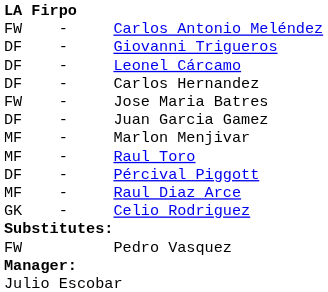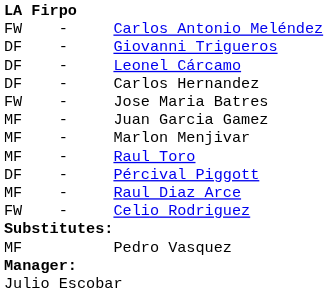(13, 120) DF -> (13, 120) MF
(13, 211) GK -> (13, 211) FW
(13, 248) FW -> (13, 248) MF
